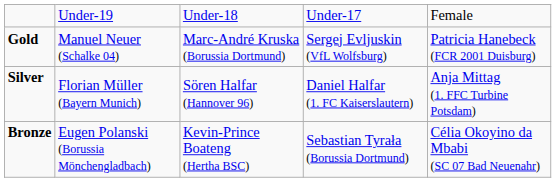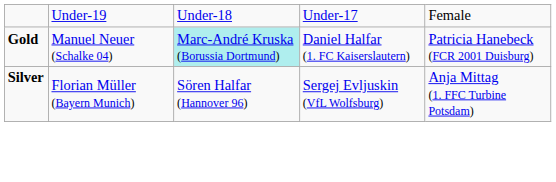(241, 46) no background -> (235, 46) paleturquoise background
(354, 46) Sergej Evljuskin (VfL Wolfsburg) -> (356, 46) Daniel Halfar (1. FC Kaiserslautern)
(360, 93) Daniel Halfar (1. FC Kaiserslautern) -> (350, 93) Sergej Evljuskin (VfL Wolfsburg)
- row: (30, 133)
